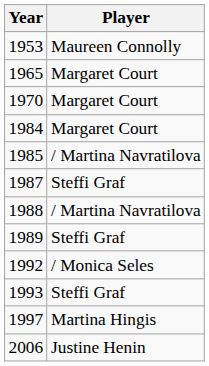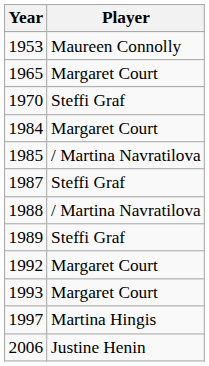(104, 100) Margaret Court -> (88, 100) Steffi Graf
(102, 264) / Monica Seles -> (104, 264) Margaret Court
(88, 292) Steffi Graf -> (104, 292) Margaret Court
